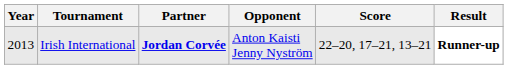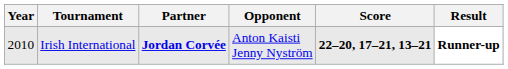(21, 45) 2013 -> (21, 45) 2010
(375, 45) normal -> (375, 45) bold
